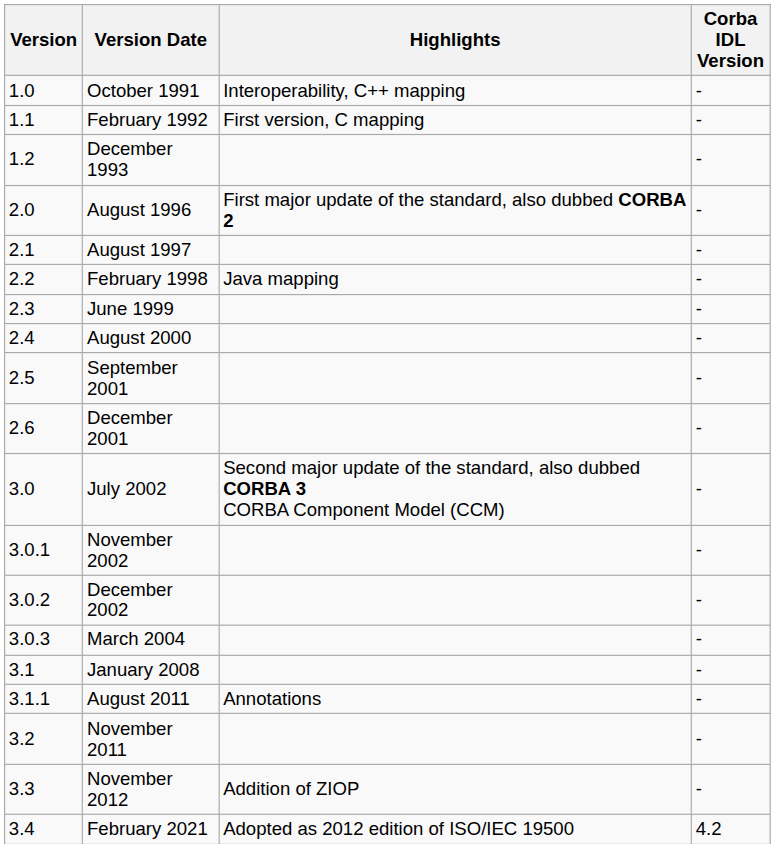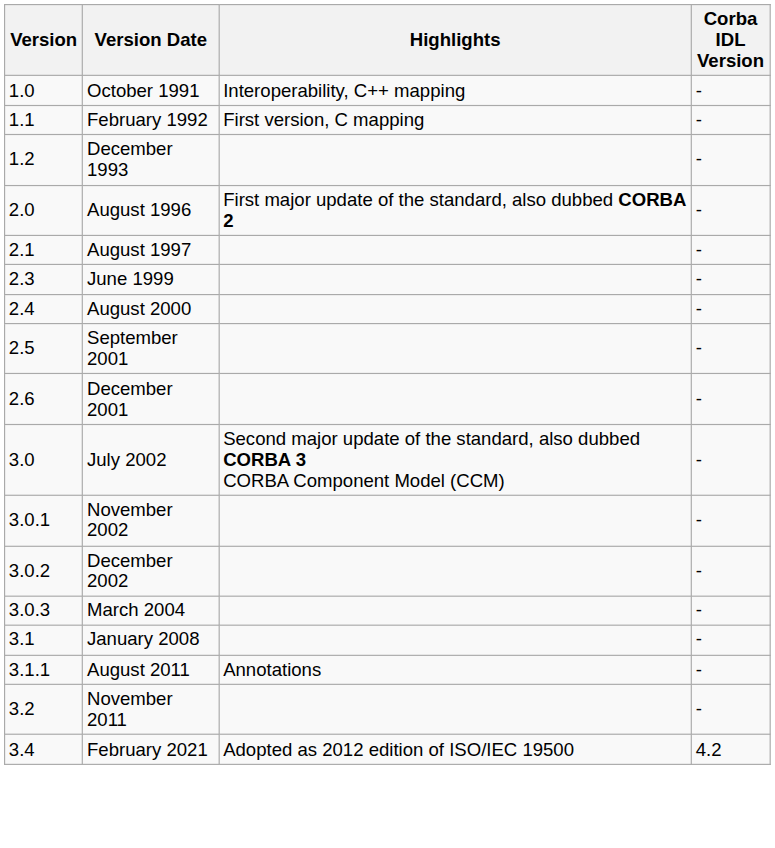- row: (147, 279)
- row: (130, 789)
